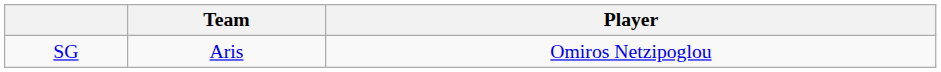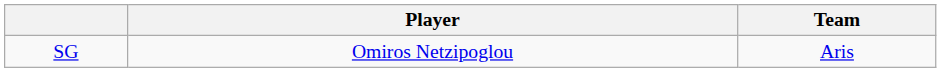columns swapped: (631, 20) <-> (227, 20)
